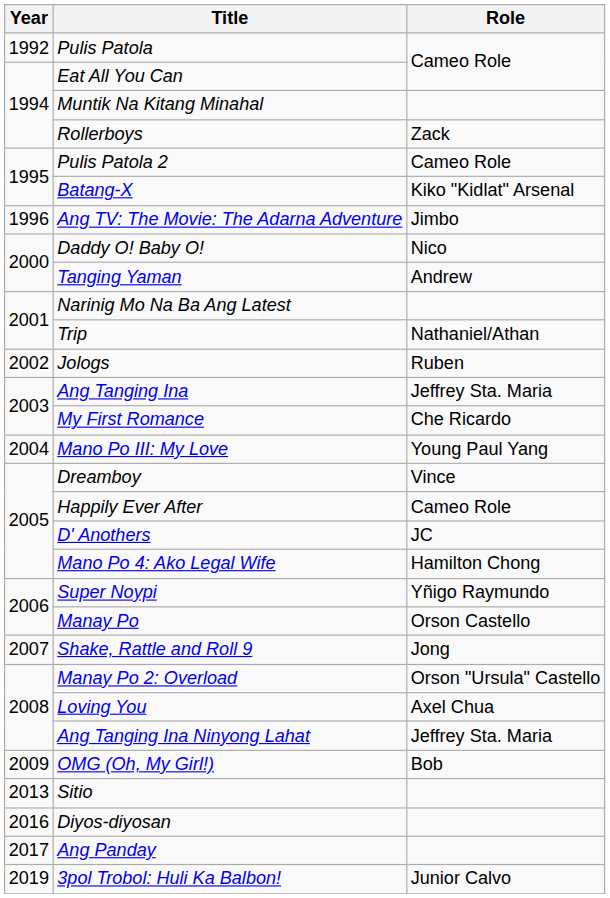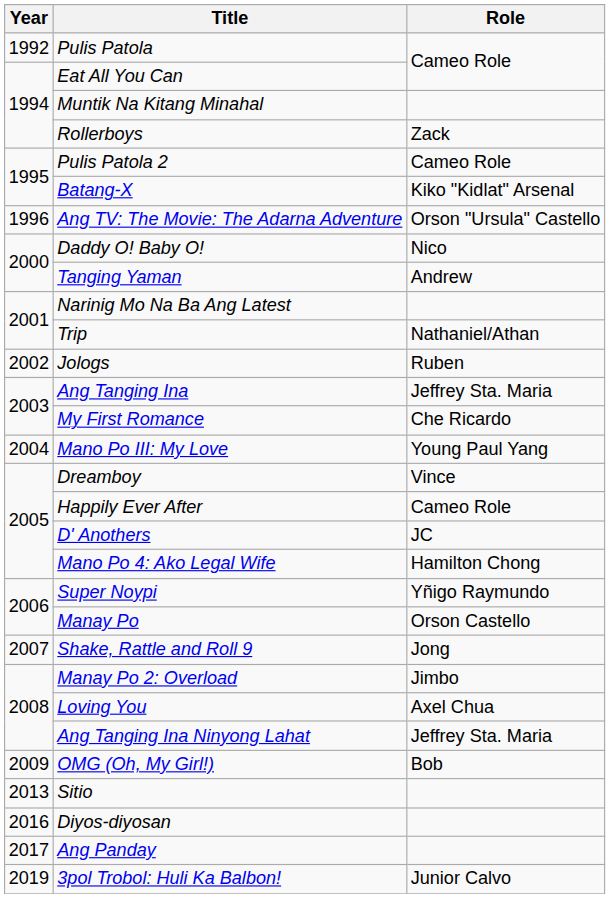(435, 219) Jimbo -> (506, 219) Orson "Ursula" Castello
(506, 678) Orson "Ursula" Castello -> (435, 678) Jimbo
